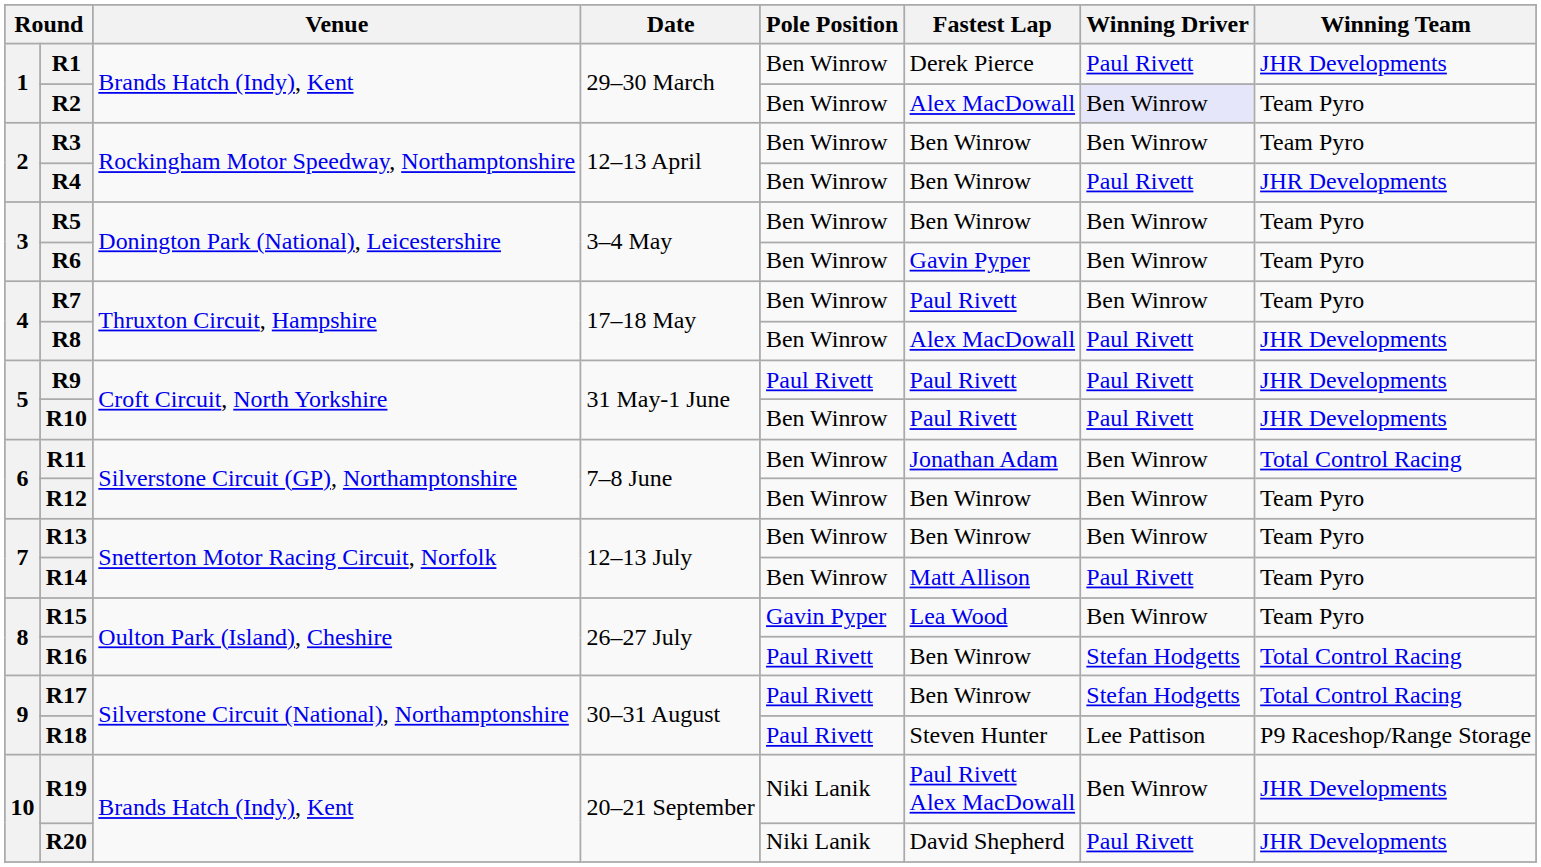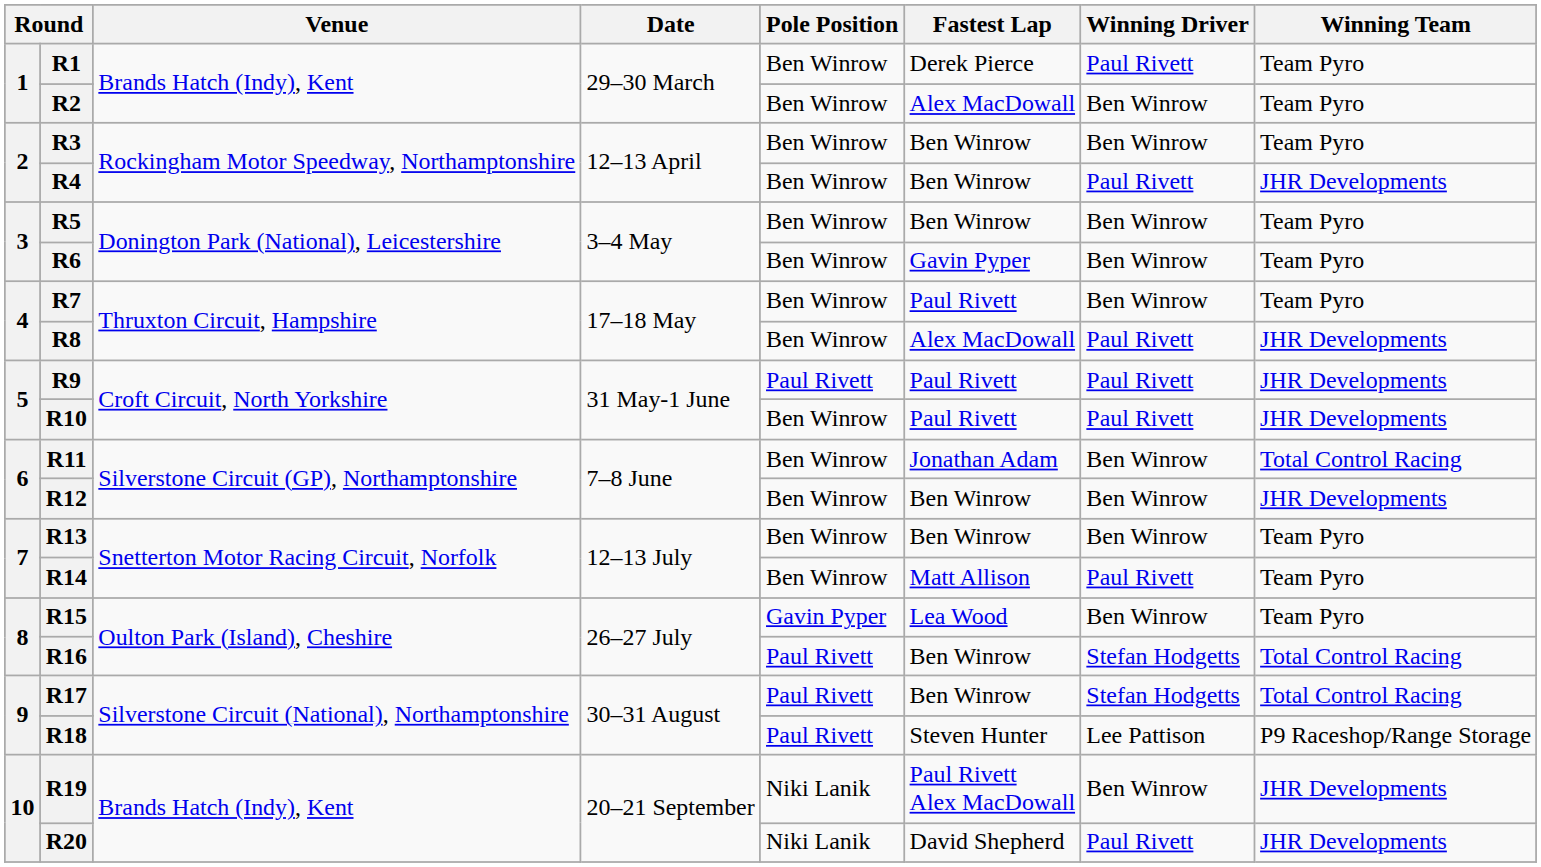(1353, 63) JHR Developments -> (1312, 63) Team Pyro
(1147, 102) lavender background -> (1147, 102) no background
(1312, 497) Team Pyro -> (1353, 497) JHR Developments
